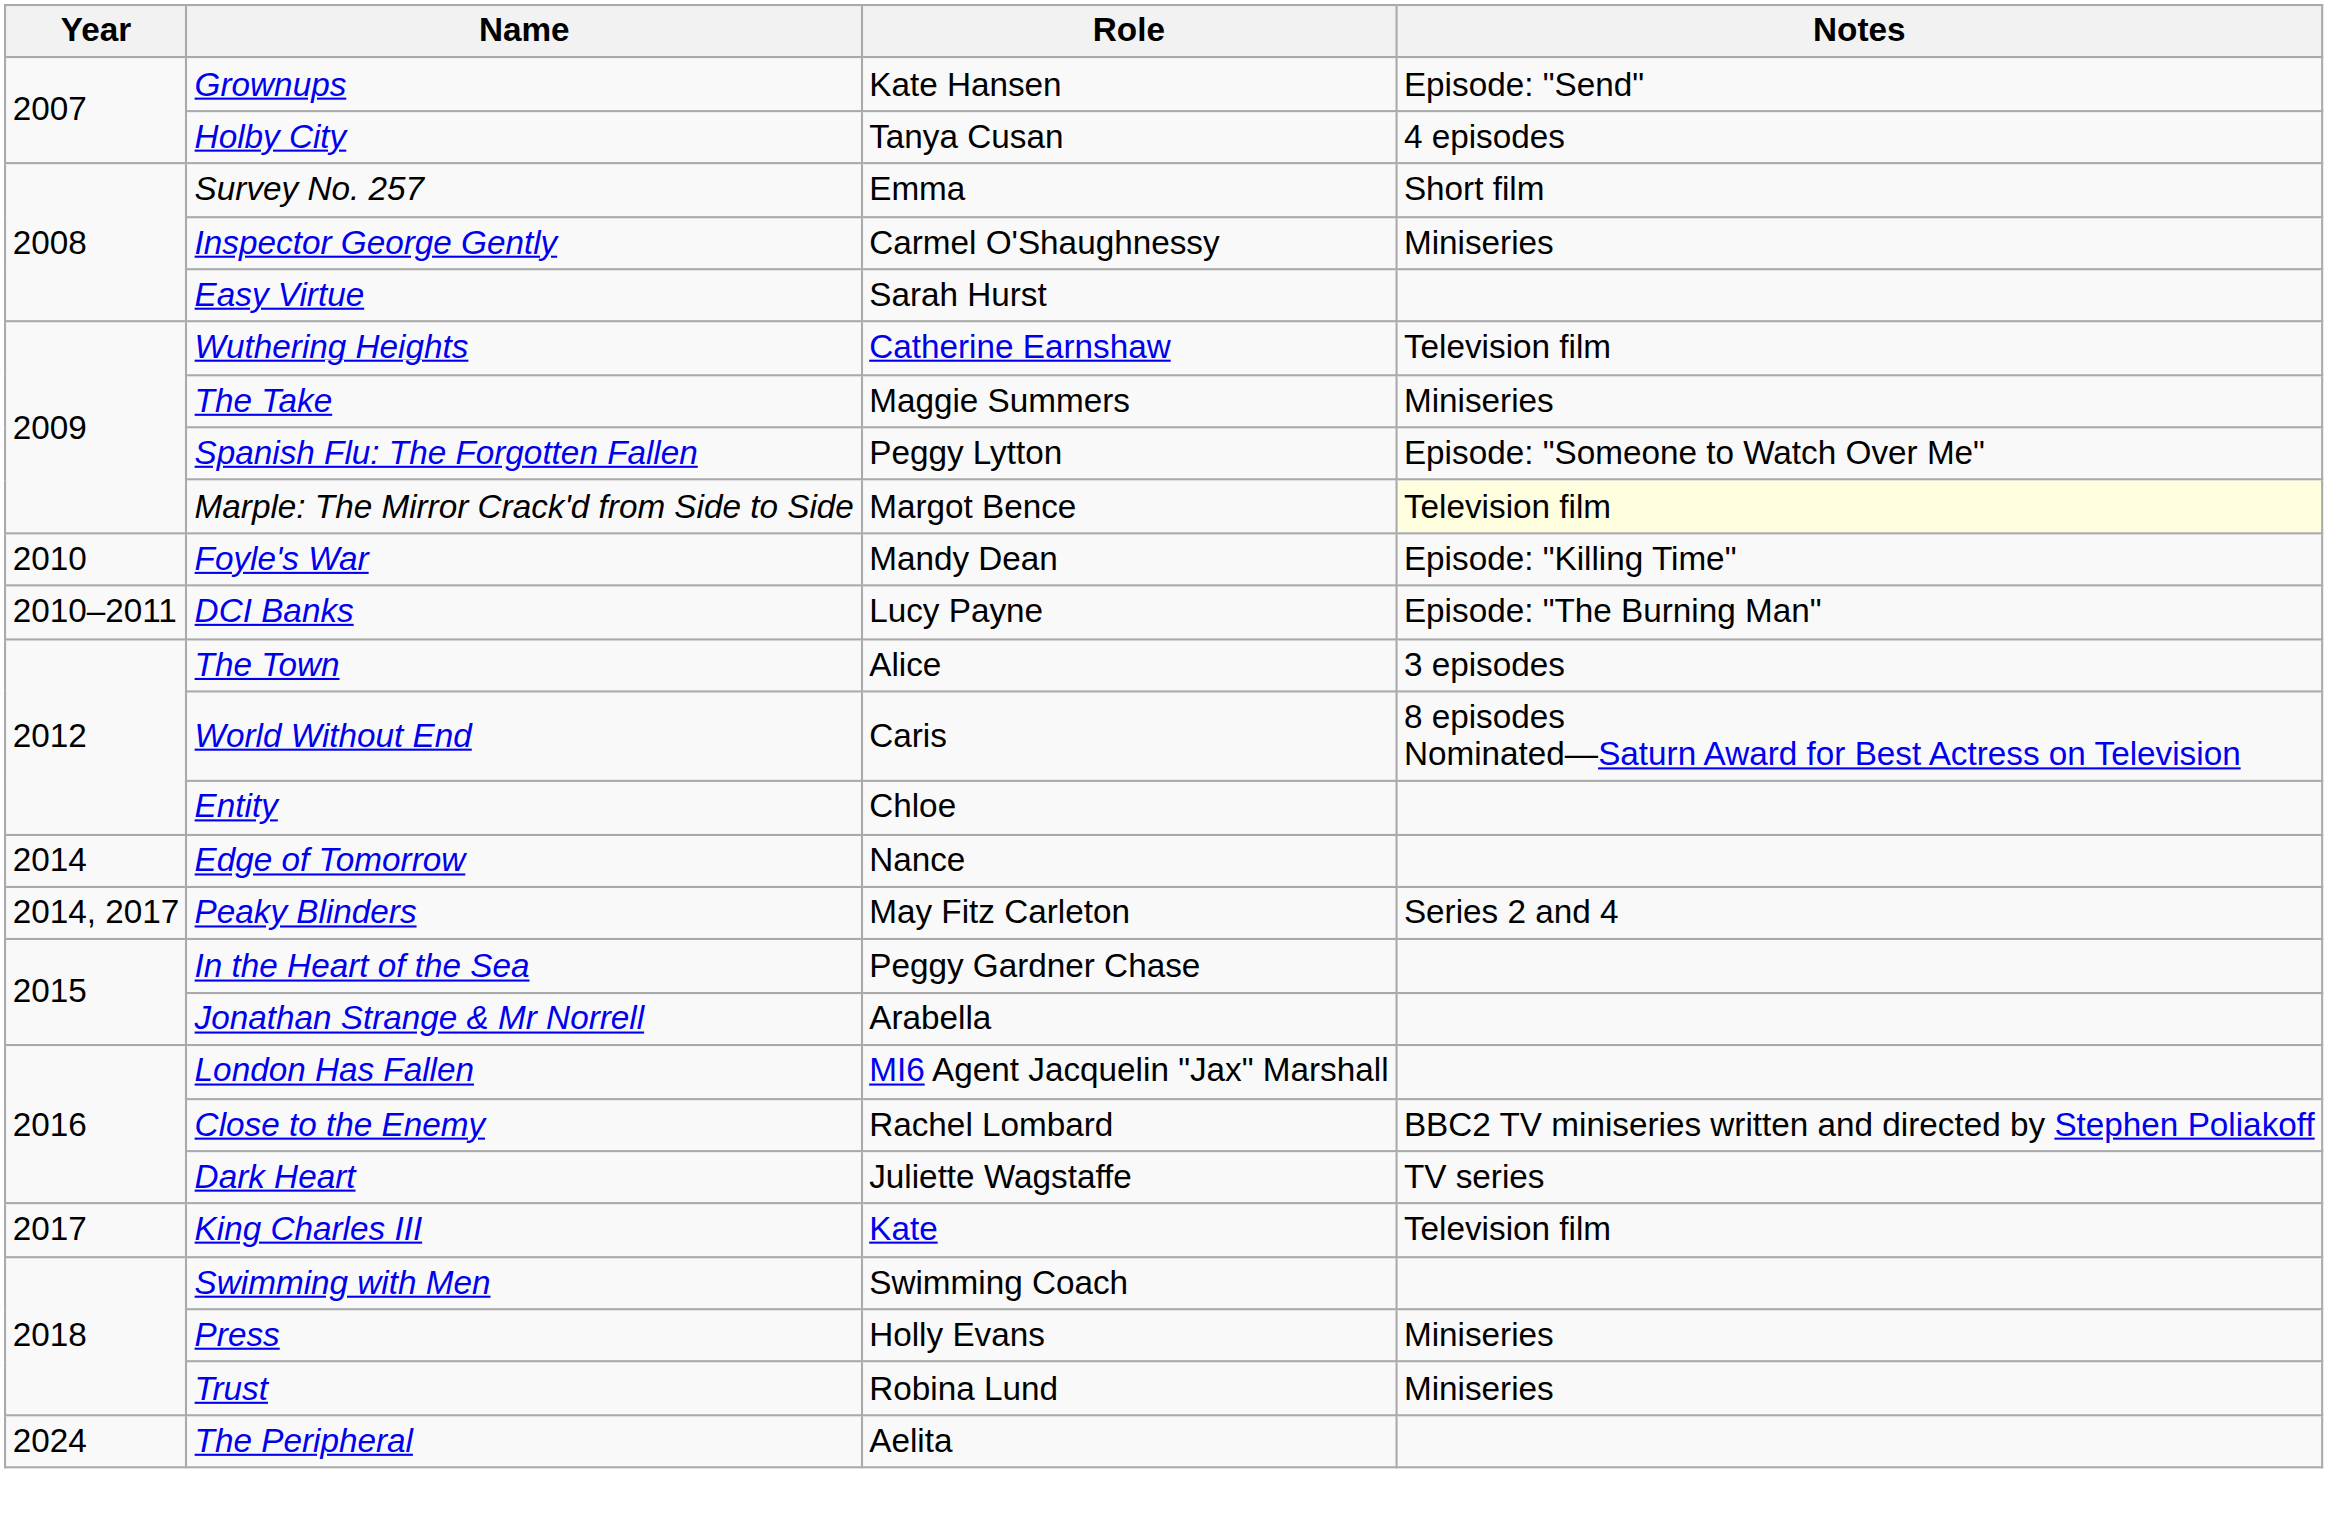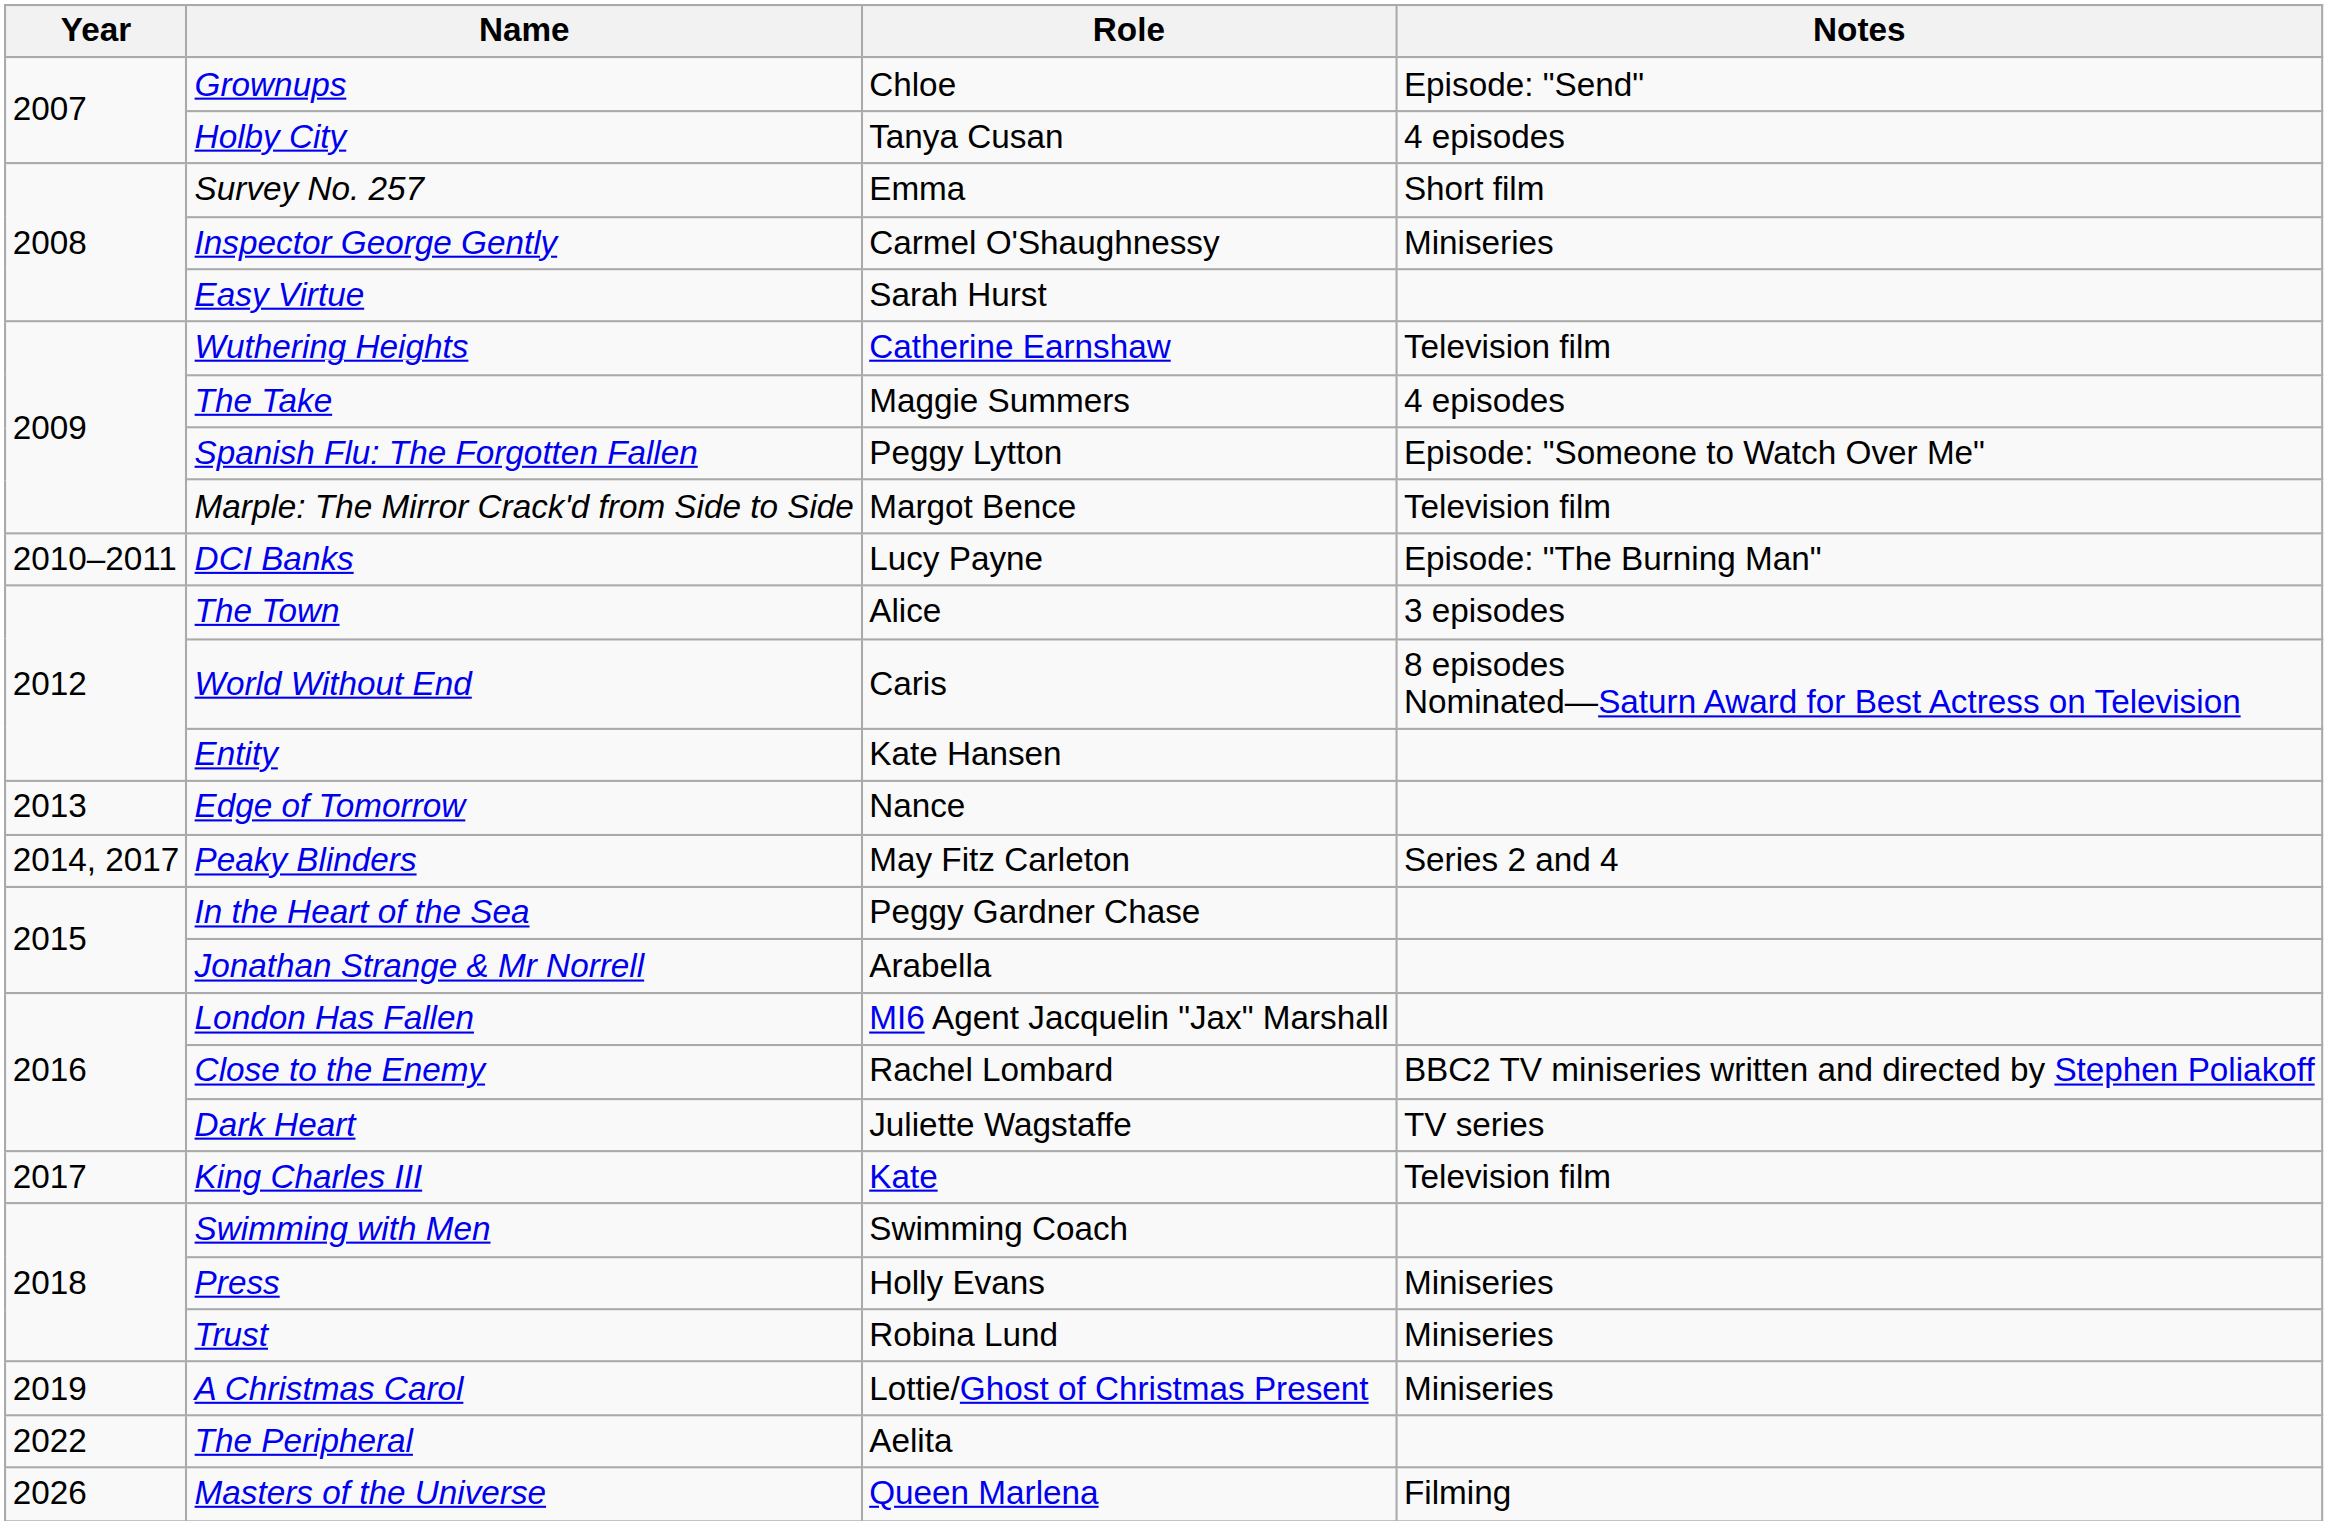(965, 83) Kate Hansen -> (913, 83) Chloe
(1479, 400) Miniseries -> (1484, 400) 4 episodes
(1507, 505) lightyellow background -> (1507, 505) no background
- row: (282, 558)
(913, 807) Chloe -> (965, 754) Kate Hansen
(50, 860) 2014 -> (50, 807) 2013
+ row: (329, 1387)
(50, 1440) 2024 -> (50, 1440) 2022
+ row: (370, 1493)
